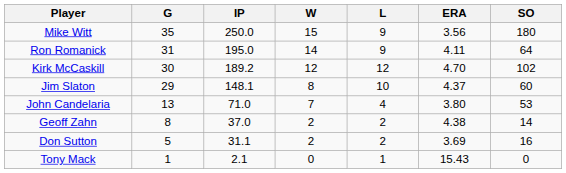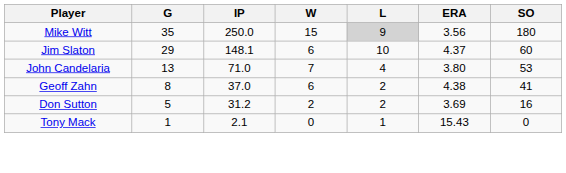(383, 31) no background -> (383, 31) lightgrey background
- row: (68, 50)
- row: (68, 68)
(311, 86) 8 -> (311, 50) 6
(311, 123) 2 -> (311, 86) 6
(526, 123) 14 -> (526, 86) 41
(239, 141) 31.1 -> (239, 104) 31.2
